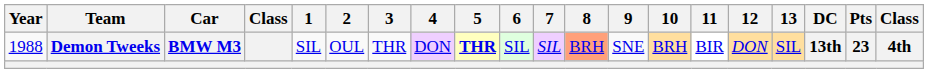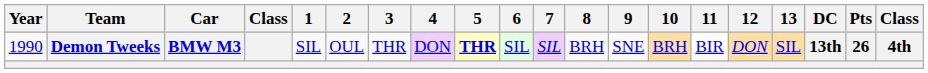(26, 46) 1988 -> (26, 46) 1990
(587, 46) lightsalmon background -> (587, 46) no background
(861, 46) 23 -> (861, 46) 26
